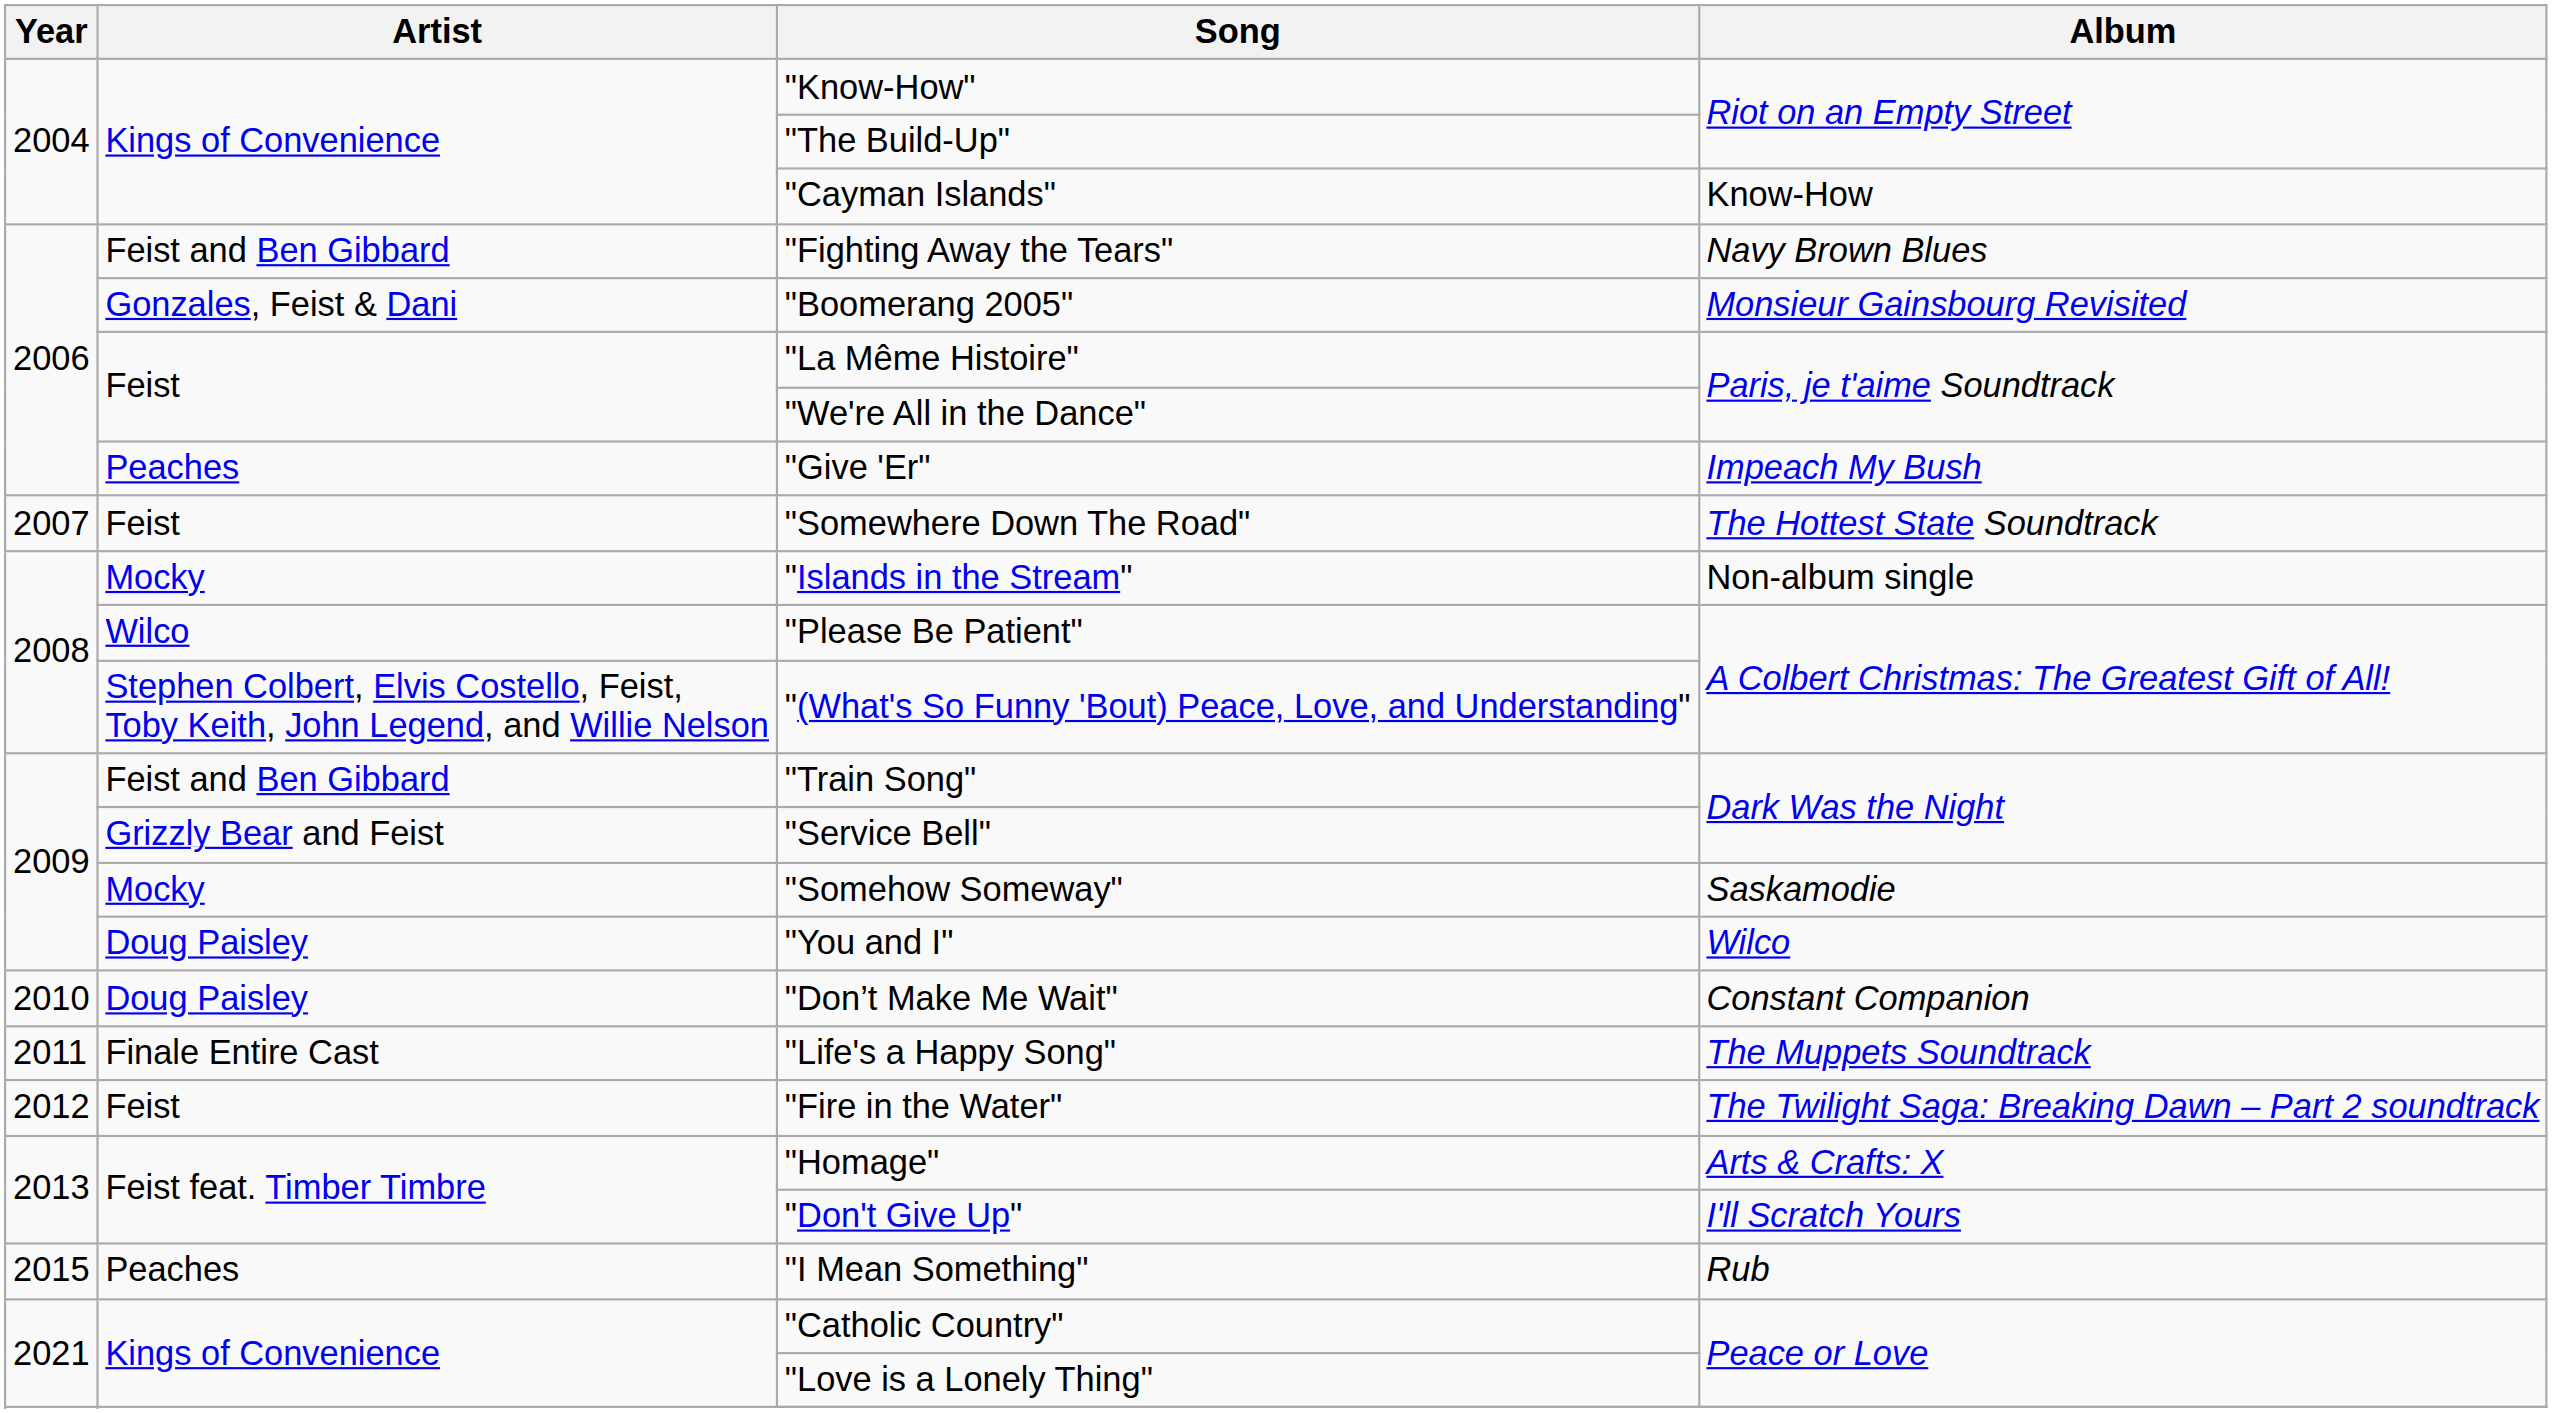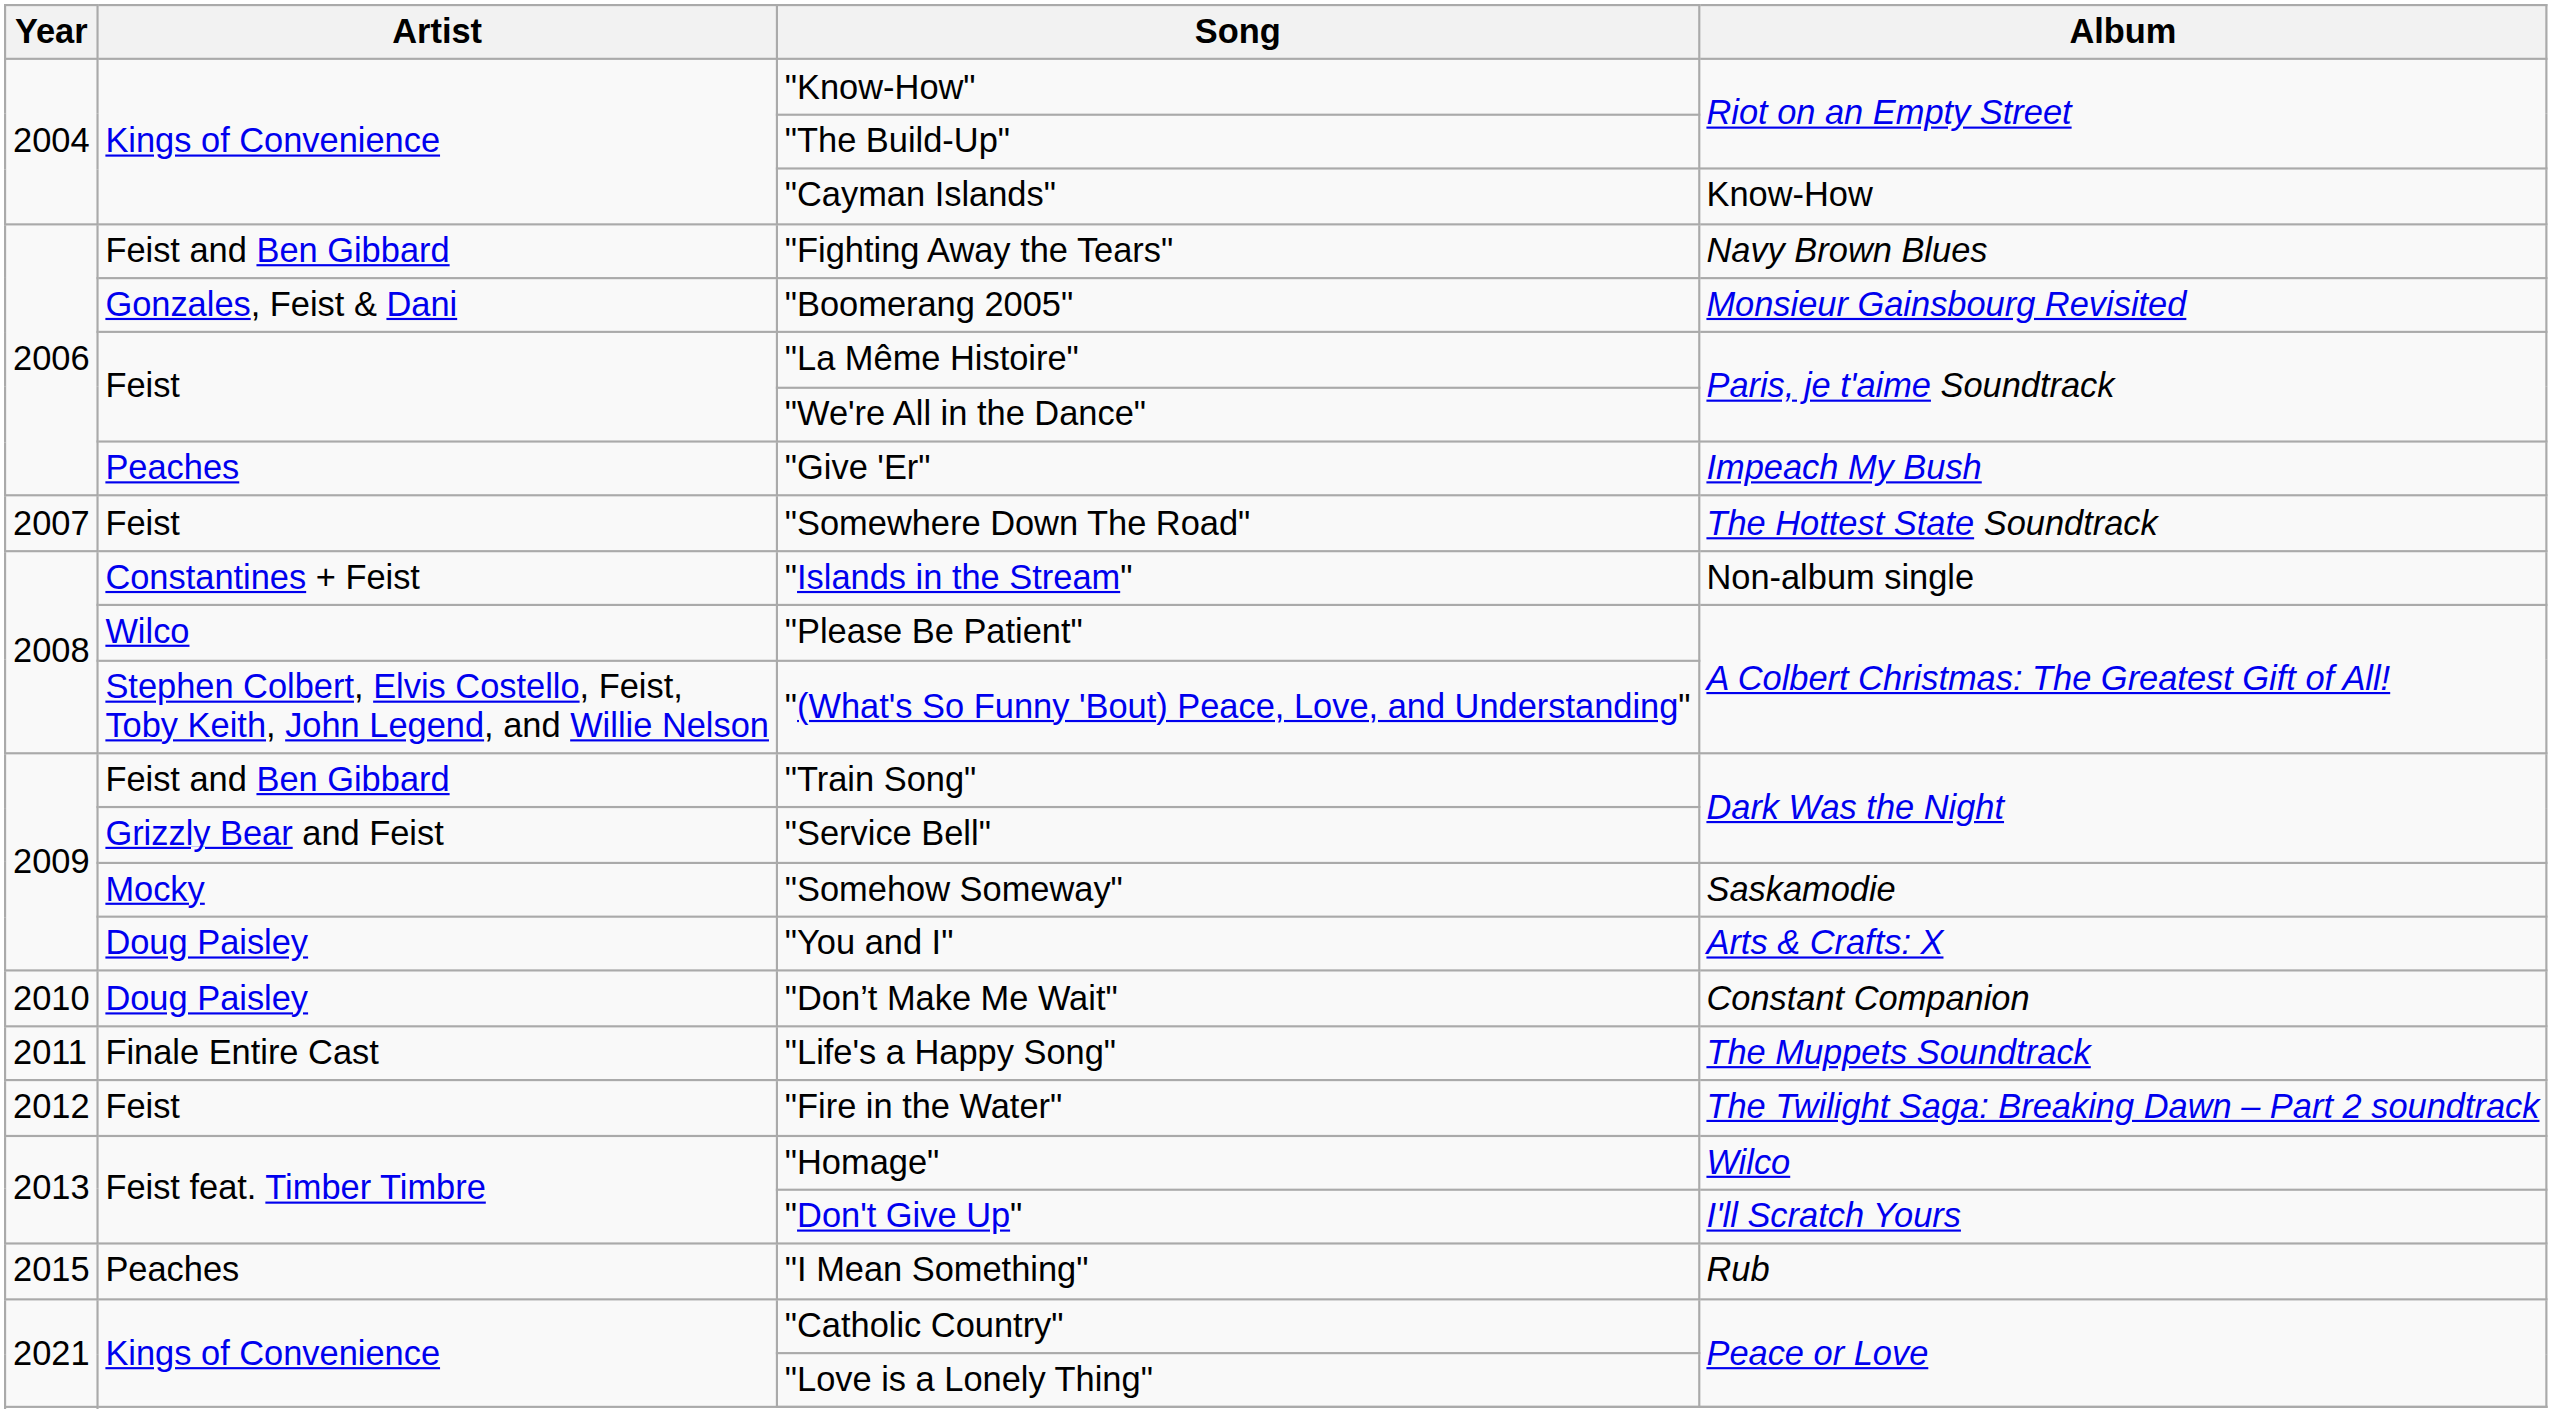(155, 577) Mocky -> (263, 577) Constantines + Feist
(1748, 943) Wilco -> (1825, 943) Arts & Crafts: X
(1825, 1161) Arts & Crafts: X -> (1748, 1161) Wilco
